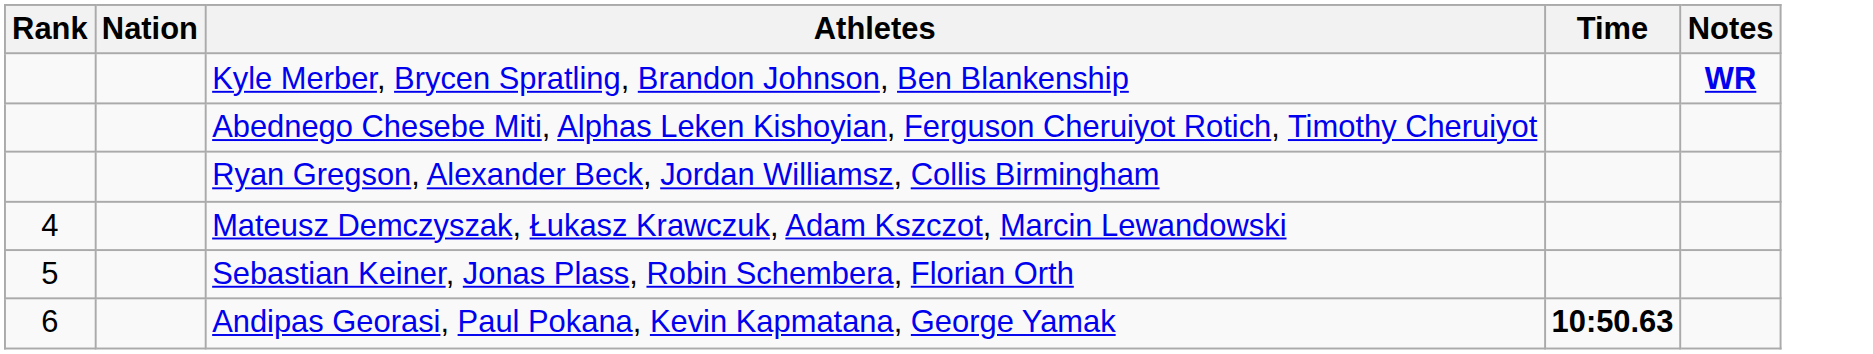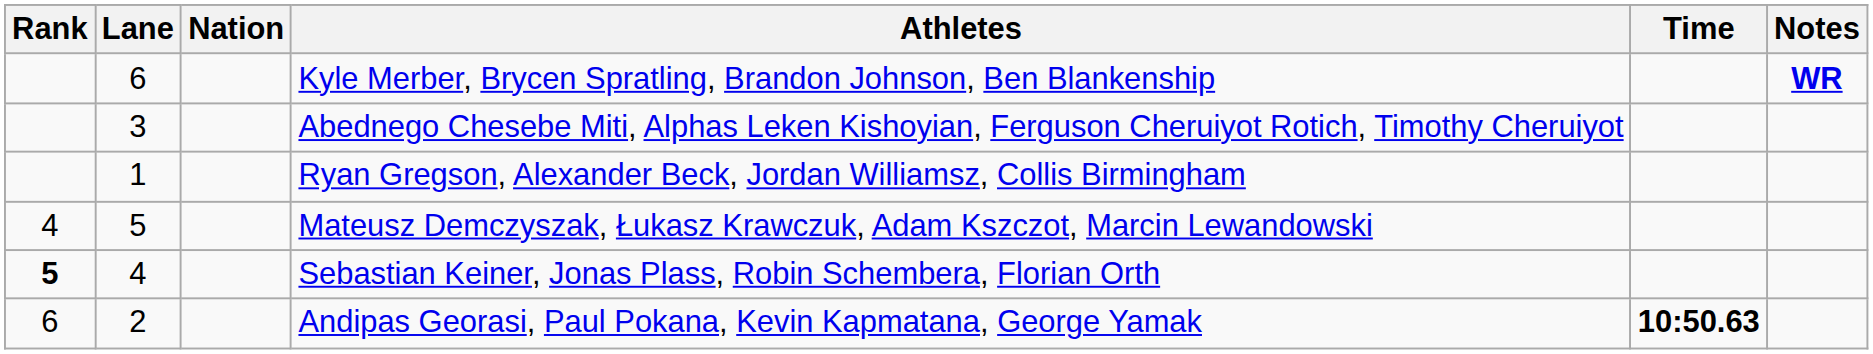+ column: (138, 28)
(50, 273) normal -> (50, 273) bold
